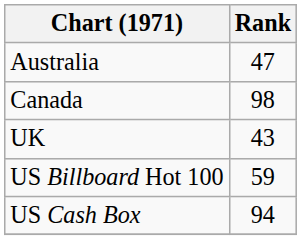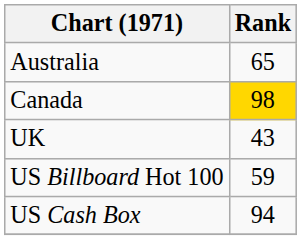(263, 61) 47 -> (263, 61) 65
(263, 100) no background -> (263, 100) gold background
